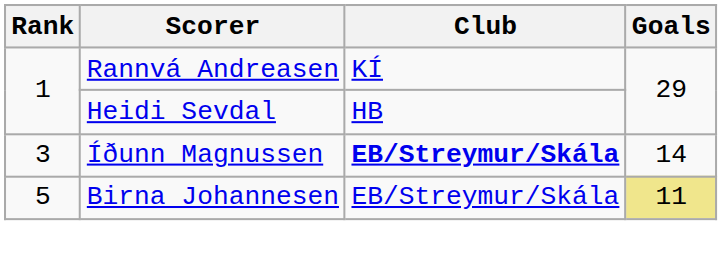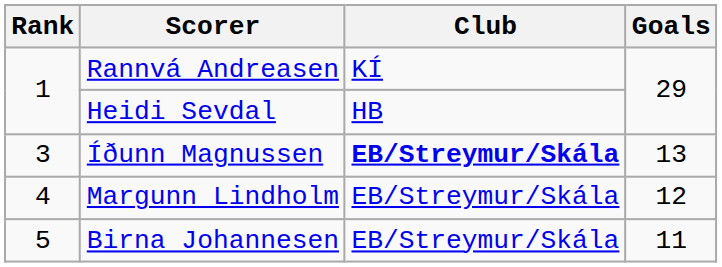(671, 155) 14 -> (671, 155) 13
+ row: (213, 198)
(671, 198) khaki background -> (671, 240) no background
